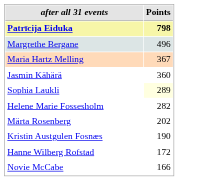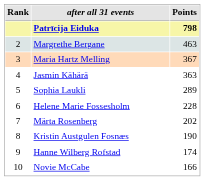+ column: (18, 12)
(164, 44) 496 -> (190, 44) 463
(164, 75) 360 -> (190, 75) 363
(164, 90) lightyellow background -> (190, 90) no background
(164, 106) 282 -> (190, 106) 228
(164, 152) 172 -> (190, 152) 174
